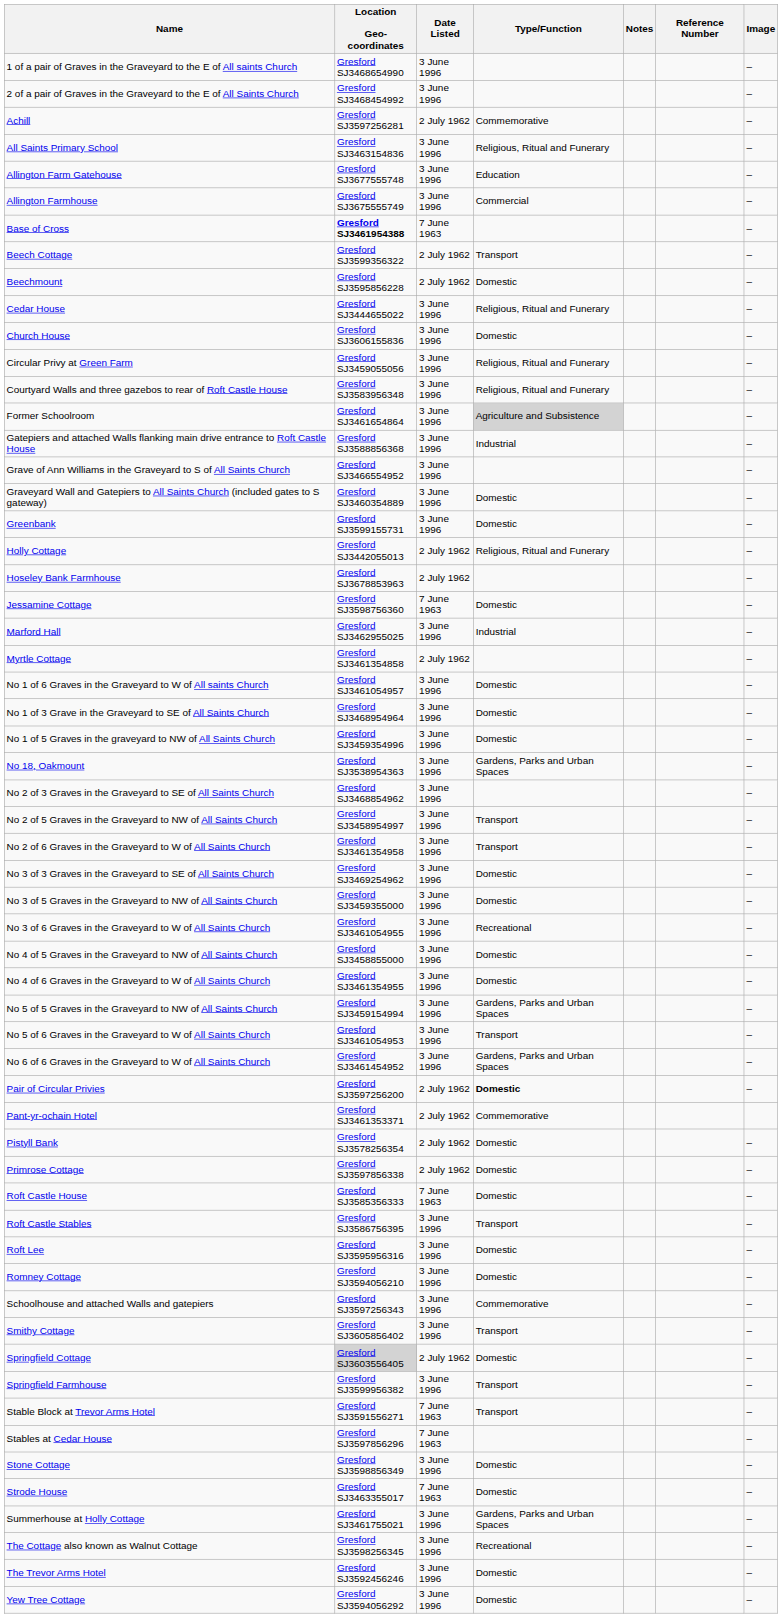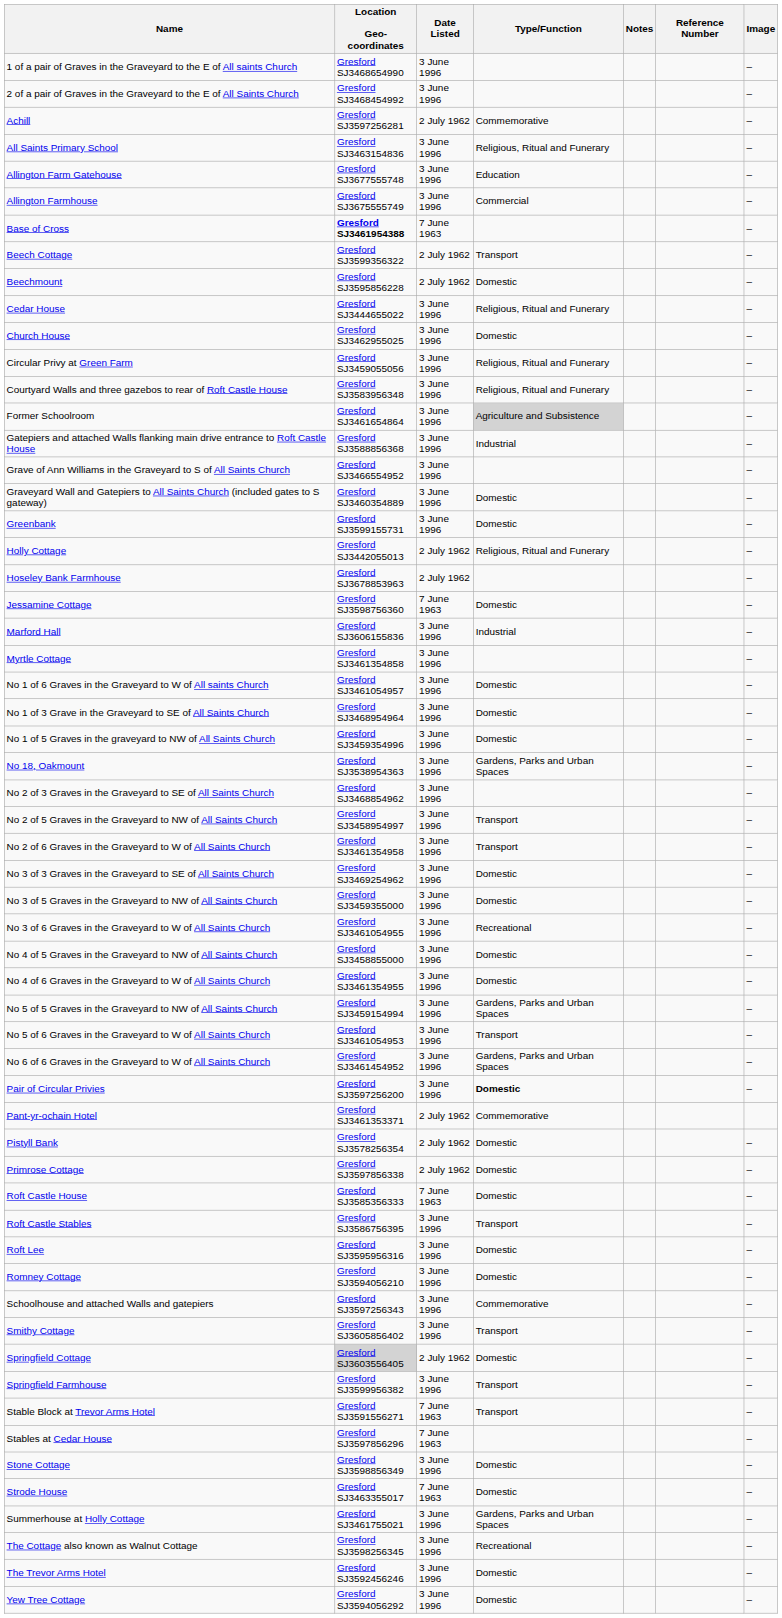(370, 336) Gresford SJ3606155836 -> (370, 336) Gresford SJ3462955025
(370, 631) Gresford SJ3462955025 -> (370, 631) Gresford SJ3606155836
(444, 658) 2 July 1962 -> (434, 658) 3 June 1996
(444, 1089) 2 July 1962 -> (434, 1089) 3 June 1996
